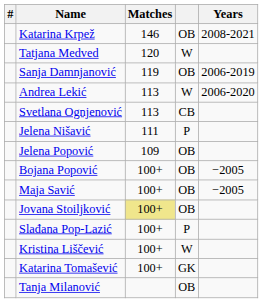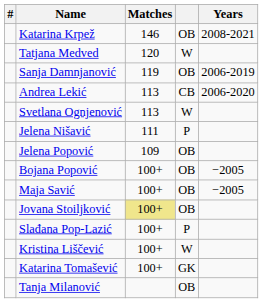(187, 92) W -> (187, 92) CB
(187, 111) CB -> (187, 111) W
